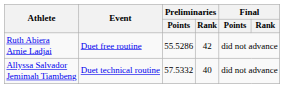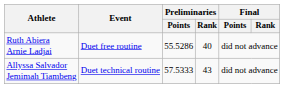(207, 46) 42 -> (207, 46) 40
(179, 71) 57.5332 -> (179, 71) 57.5333
(207, 71) 40 -> (207, 71) 43
